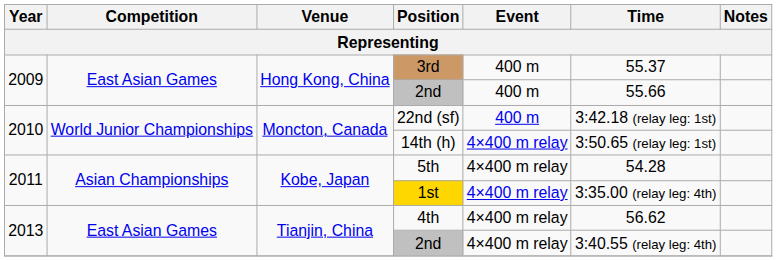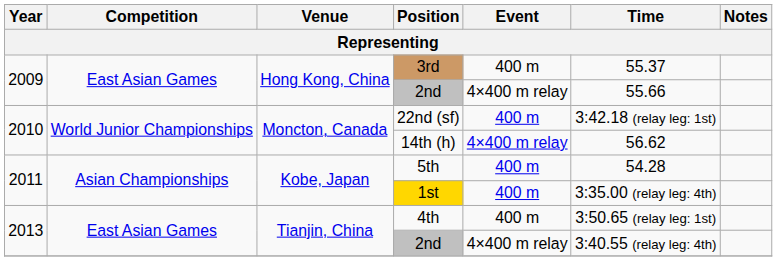(517, 92) 400 m -> (517, 92) 4×400 m relay
(646, 142) 3:50.65 (relay leg: 1st) -> (646, 142) 56.62
(517, 167) 4×400 m relay -> (517, 167) 400 m
(517, 192) 4×400 m relay -> (517, 192) 400 m
(517, 218) 4×400 m relay -> (517, 218) 400 m
(646, 218) 56.62 -> (646, 218) 3:50.65 (relay leg: 1st)
